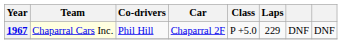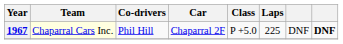(273, 30) 229 -> (273, 30) 225
(324, 30) normal -> (325, 30) bold
